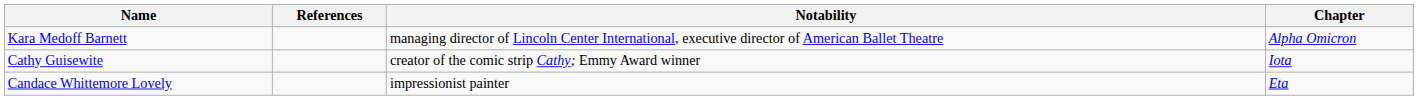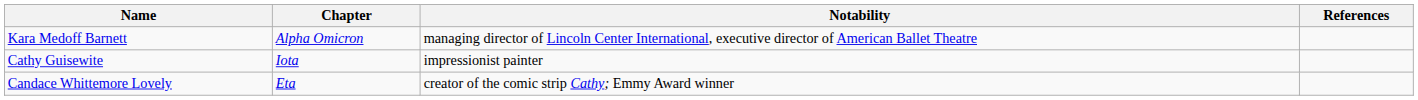columns swapped: (1339, 15) <-> (330, 15)
(545, 60) creator of the comic strip Cathy; Emmy Award winner -> (483, 60) impressionist painter
(449, 83) impressionist painter -> (579, 83) creator of the comic strip Cathy; Emmy Award winner
